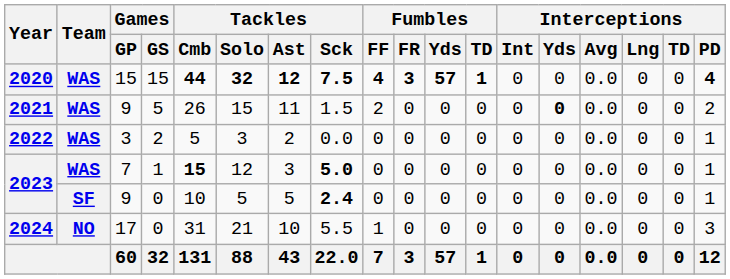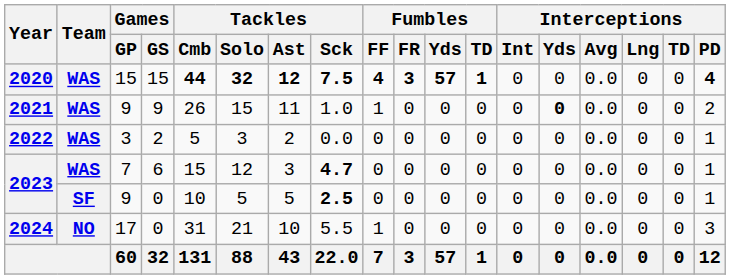(158, 109) 5 -> (158, 109) 9
(336, 109) 1.5 -> (336, 109) 1.0
(378, 109) 2 -> (378, 109) 1
(158, 169) 1 -> (158, 169) 6
(195, 169) bold -> (195, 169) normal
(336, 169) 5.0 -> (336, 169) 4.7
(336, 199) 2.4 -> (336, 199) 2.5
